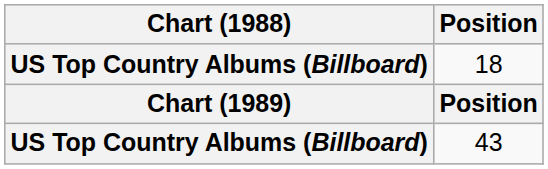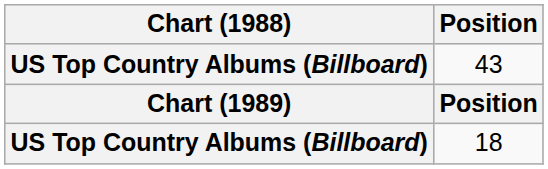rows swapped: (489, 63) <-> (489, 143)
